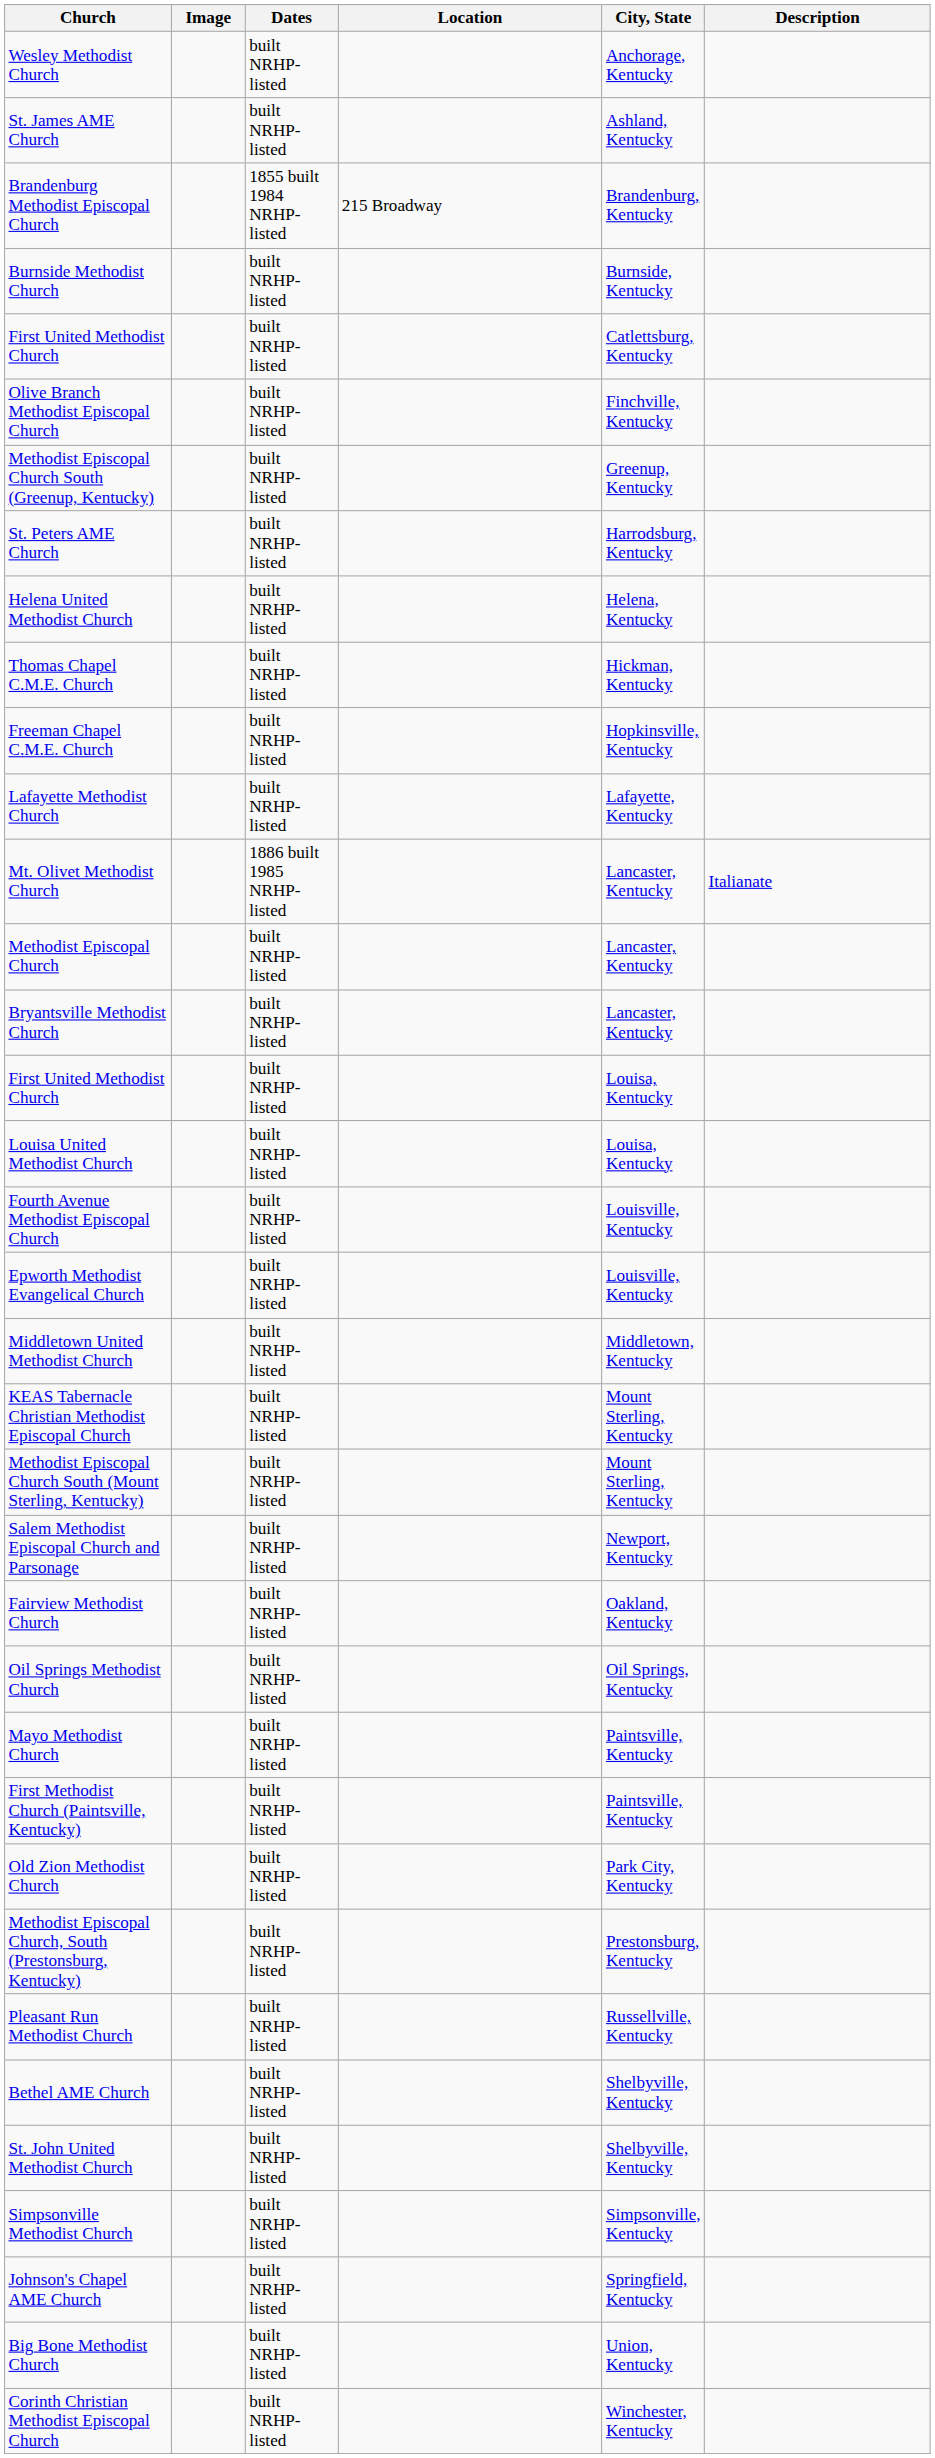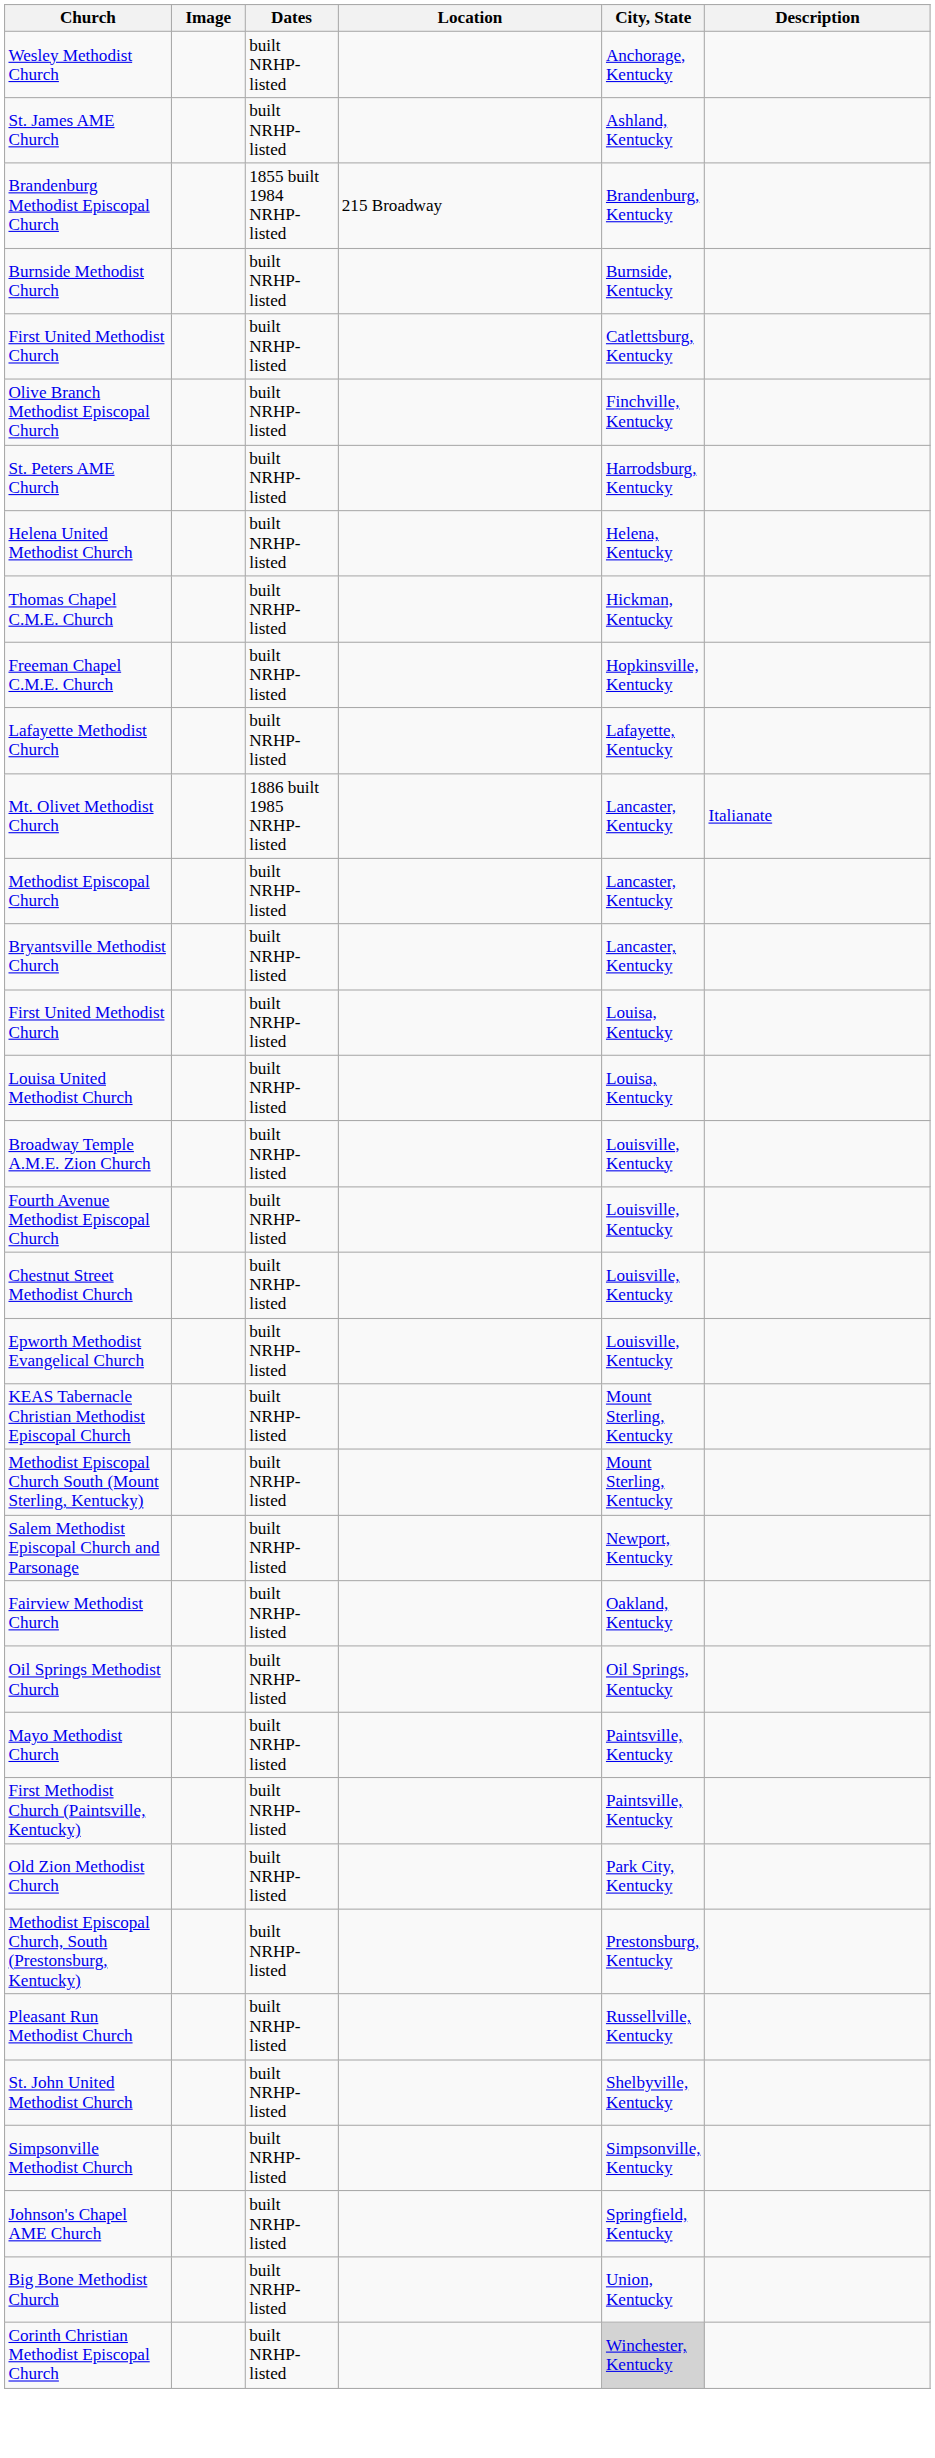- row: (81, 477)
+ row: (80, 1153)
+ row: (71, 1285)
- row: (76, 1350)
- row: (79, 2092)
(646, 2420) no background -> (646, 2355) lightgrey background
